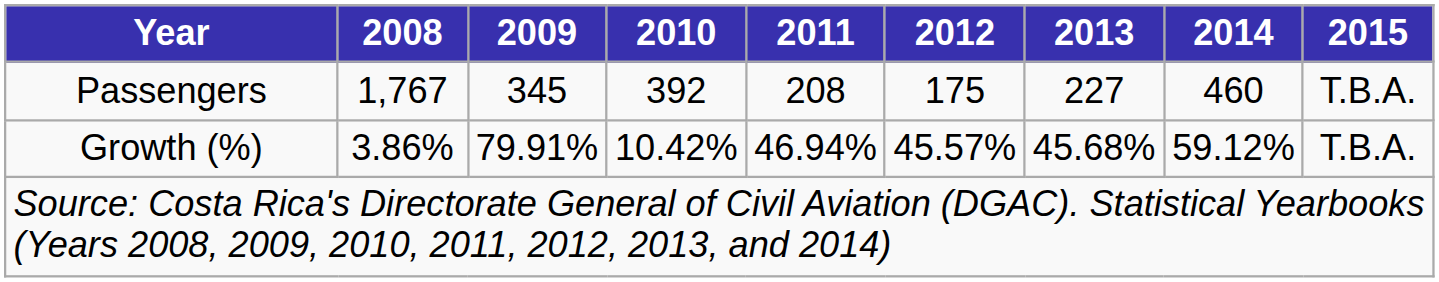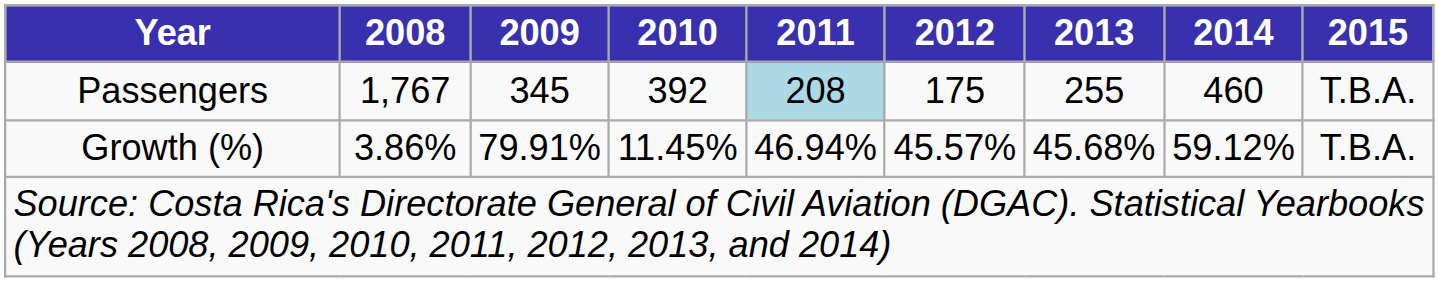(816, 90) no background -> (816, 90) lightblue background
(1094, 90) 227 -> (1094, 90) 255
(676, 147) 10.42% -> (678, 147) 11.45%
